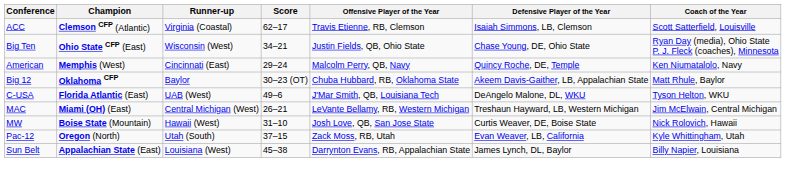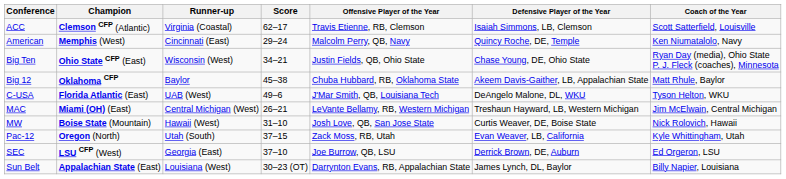rows swapped: (25, 65) <-> (21, 47)
(285, 80) 30–23 (OT) -> (275, 80) 45–38
+ row: (15, 152)
(275, 151) 45–38 -> (285, 167) 30–23 (OT)
